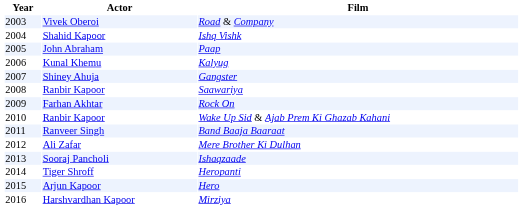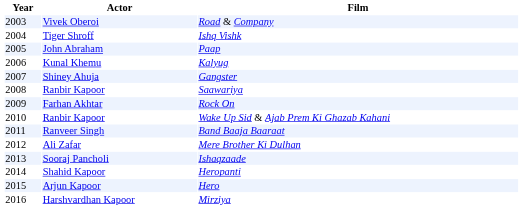(74, 35) Shahid Kapoor -> (68, 35) Tiger Shroff
(68, 172) Tiger Shroff -> (74, 172) Shahid Kapoor
